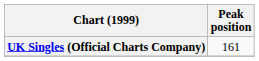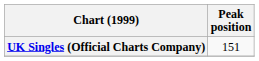(231, 46) 161 -> (231, 46) 151
